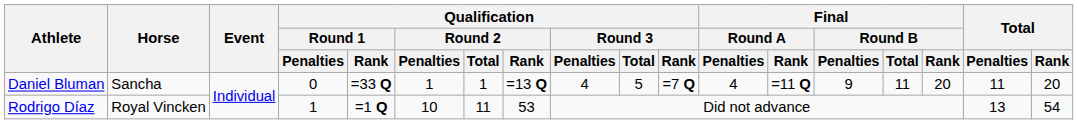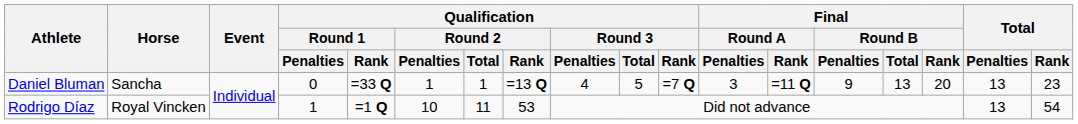(733, 84) 4 -> (733, 84) 3
(902, 84) 11 -> (902, 84) 13
(997, 84) 11 -> (997, 84) 13
(1052, 84) 20 -> (1052, 84) 23
